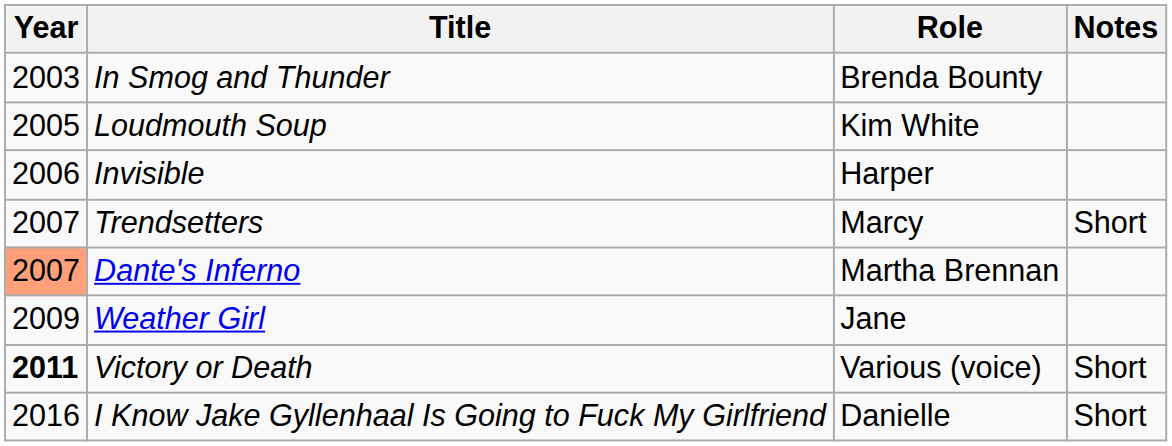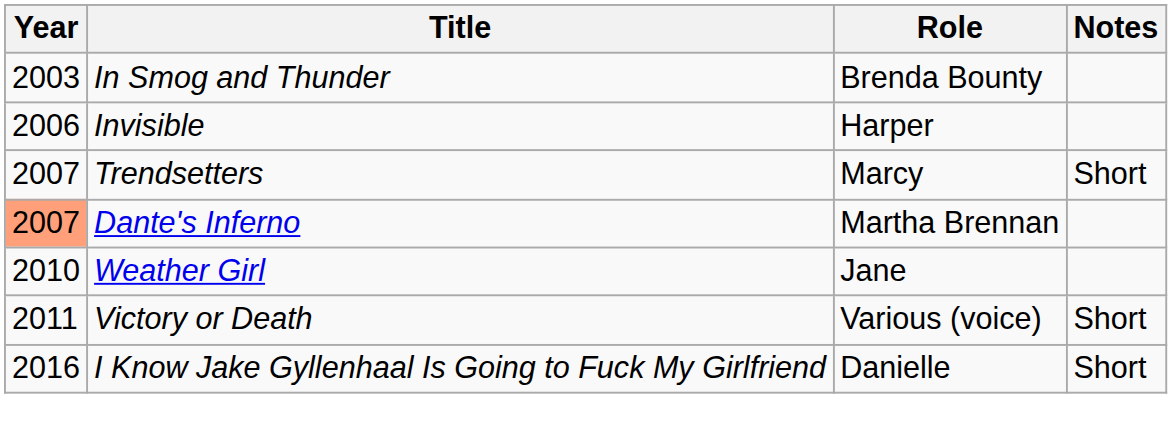- row: (210, 125)
(46, 319) 2009 -> (46, 271) 2010
(45, 367) bold -> (45, 319) normal
